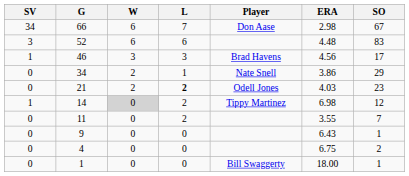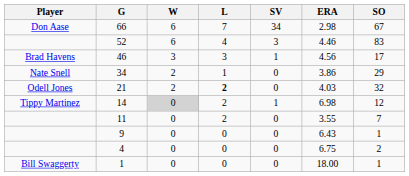columns swapped: (256, 12) <-> (30, 12)
(184, 42) 6 -> (225, 42) 4
(327, 42) 4.48 -> (327, 42) 4.46
(379, 88) 23 -> (379, 88) 32
